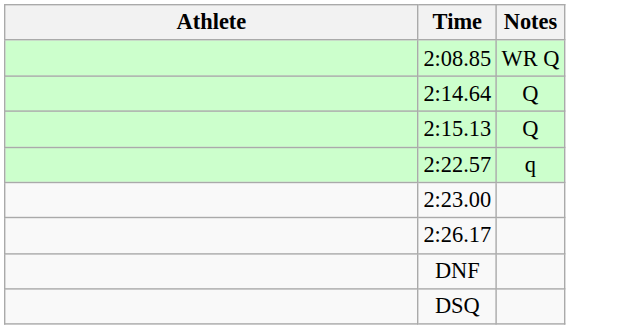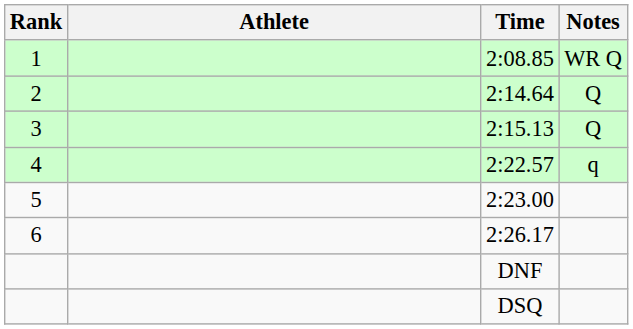+ column: (36, 22)
